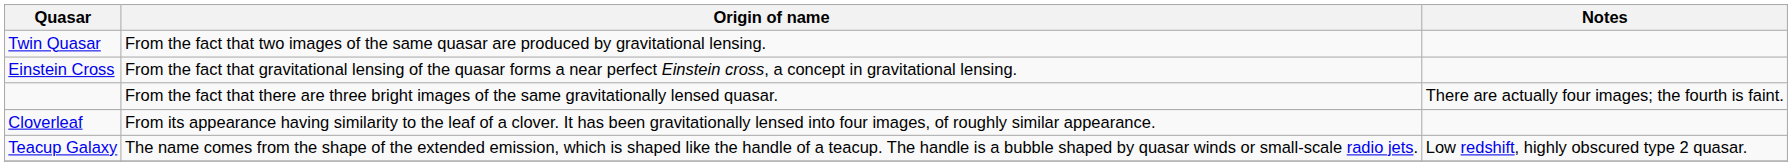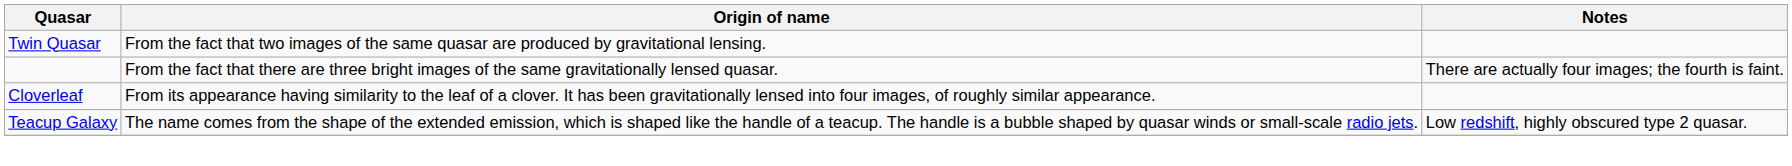- row: (61, 69)
